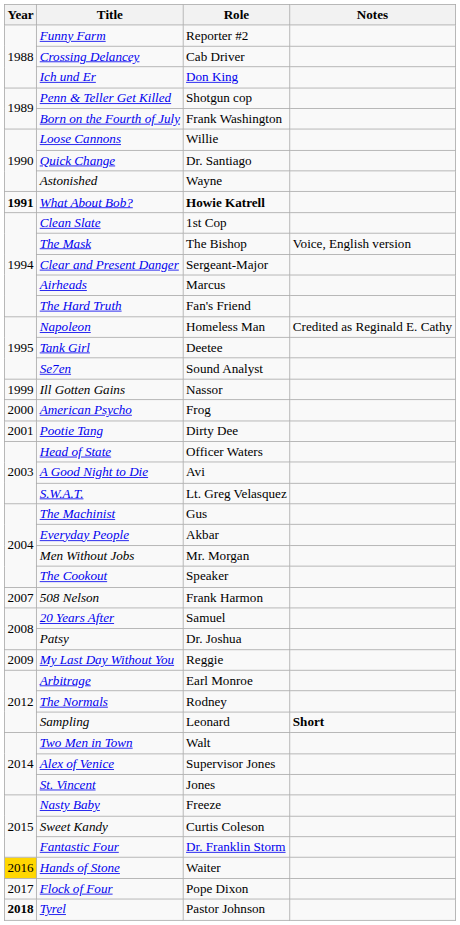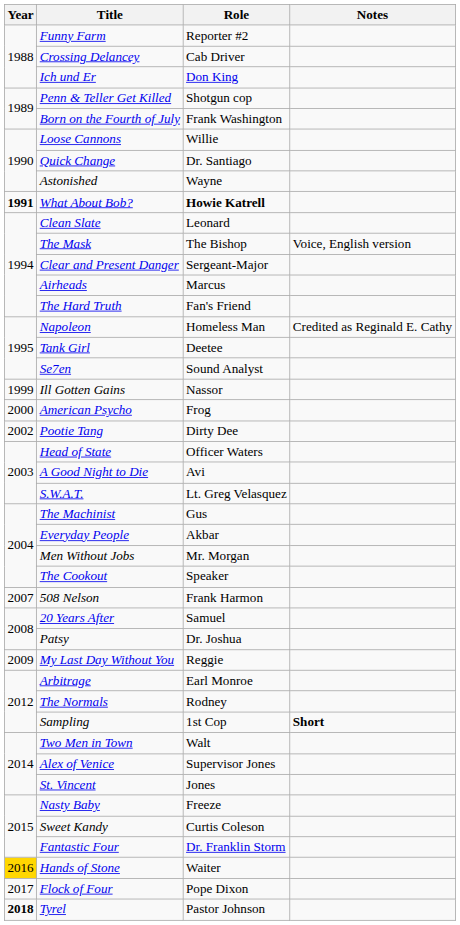(206, 222) 1st Cop -> (208, 222) Leonard
(21, 431) 2001 -> (21, 431) 2002
(208, 722) Leonard -> (206, 722) 1st Cop
